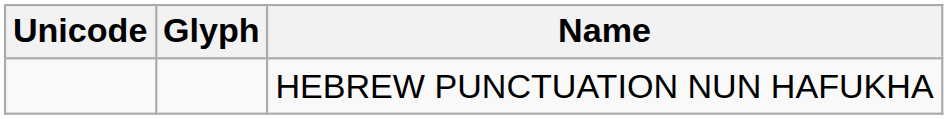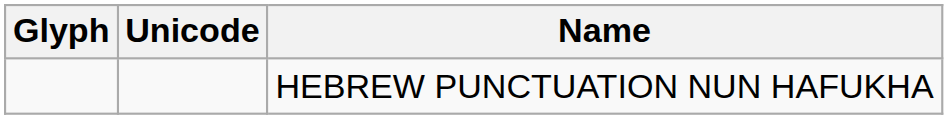columns swapped: (211, 31) <-> (80, 31)
